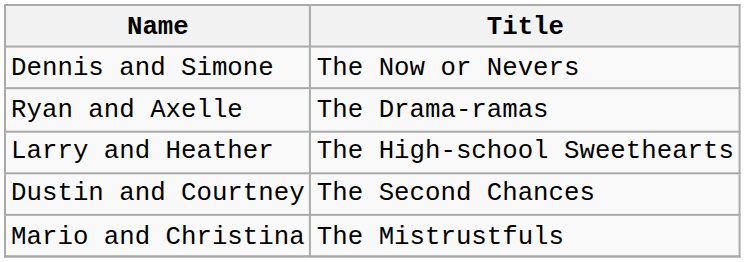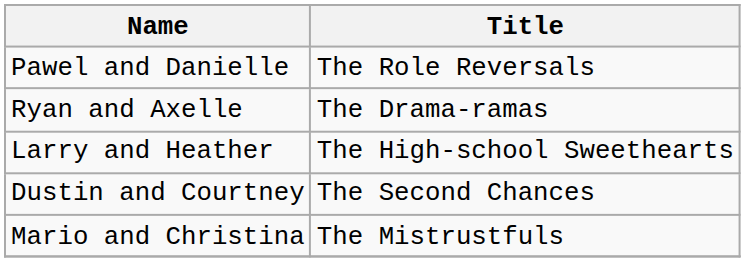+ row: (150, 68)
- row: (142, 68)
